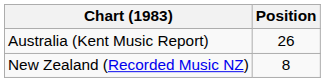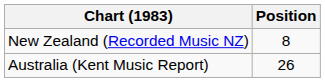rows swapped: (108, 41) <-> (128, 65)
